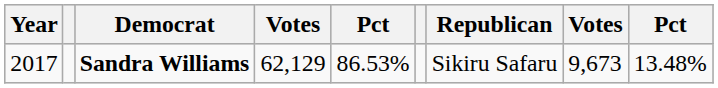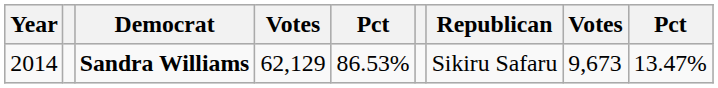(34, 63) 2017 -> (34, 63) 2014
(670, 63) 13.48% -> (670, 63) 13.47%
